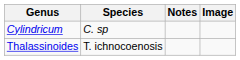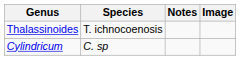rows swapped: (35, 30) <-> (43, 47)
